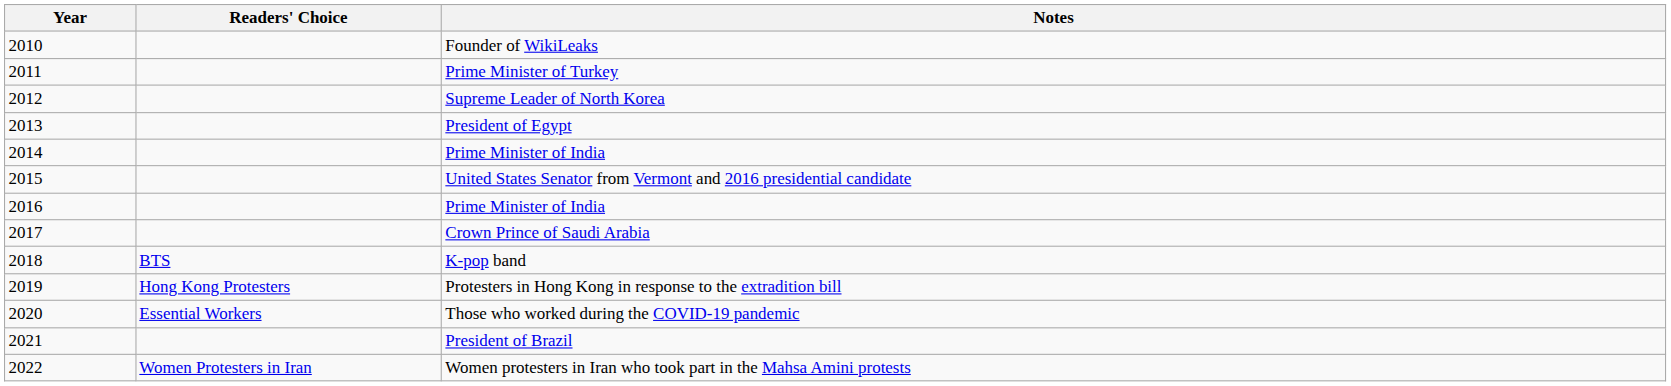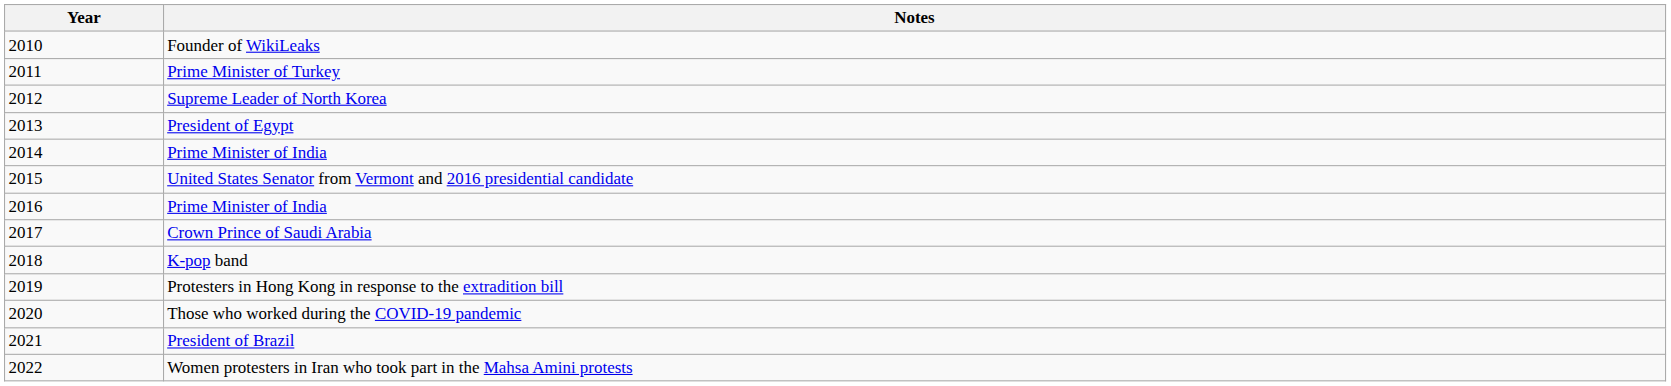- column: (288, 17)
